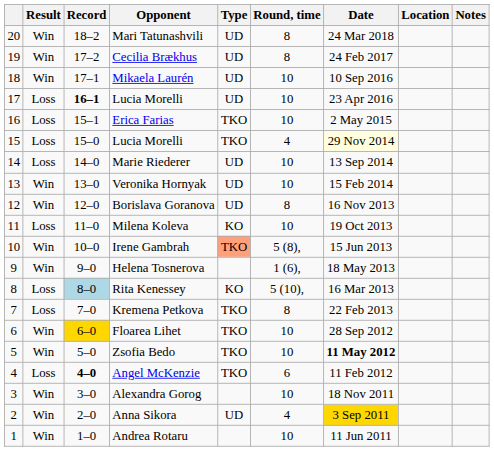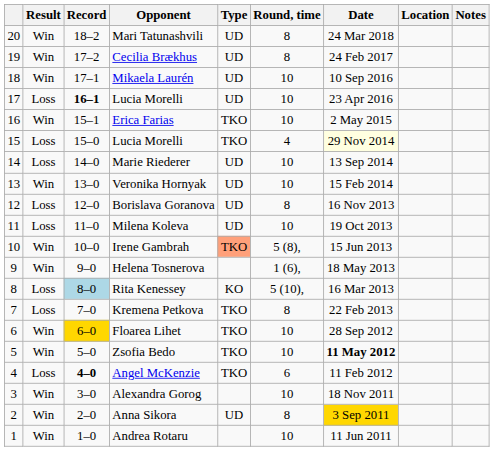(43, 120) Loss -> (43, 120) Win
(43, 204) Win -> (43, 204) Loss
(234, 225) KO -> (234, 225) UD
(287, 415) 4 -> (287, 415) 8
